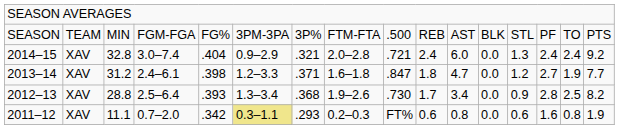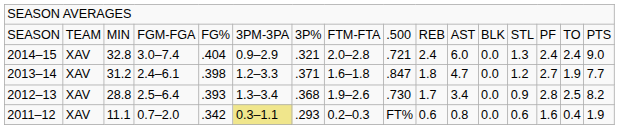(595, 54) 9.2 -> (595, 54) 9.0
(572, 114) 0.8 -> (572, 114) 0.4
